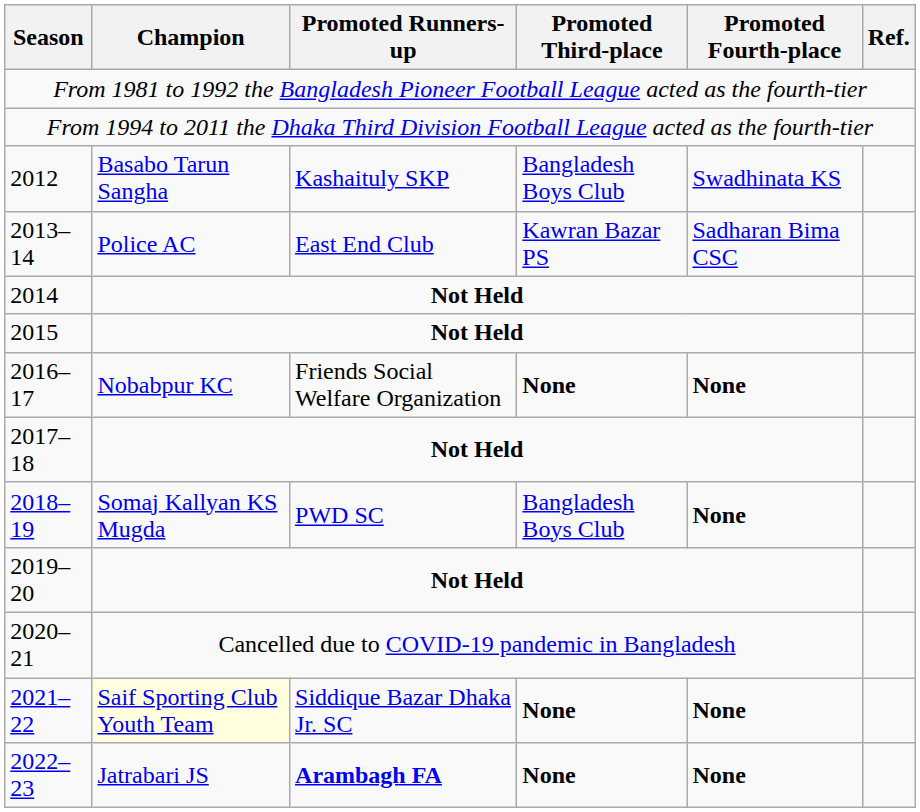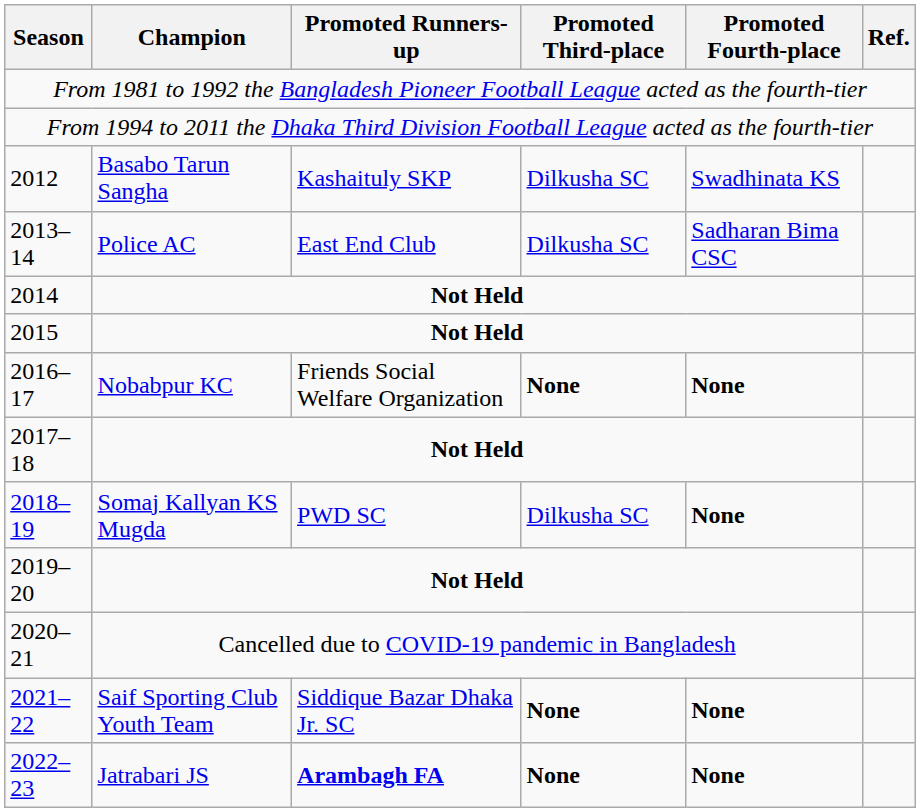(578, 178) Bangladesh Boys Club -> (588, 178) Dilkusha SC
(591, 243) Kawran Bazar PS -> (588, 243) Dilkusha SC
(578, 514) Bangladesh Boys Club -> (588, 514) Dilkusha SC
(187, 709) lightyellow background -> (188, 709) no background
